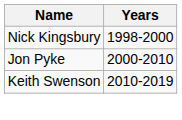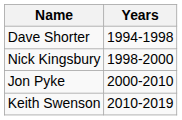+ row: (49, 37)
